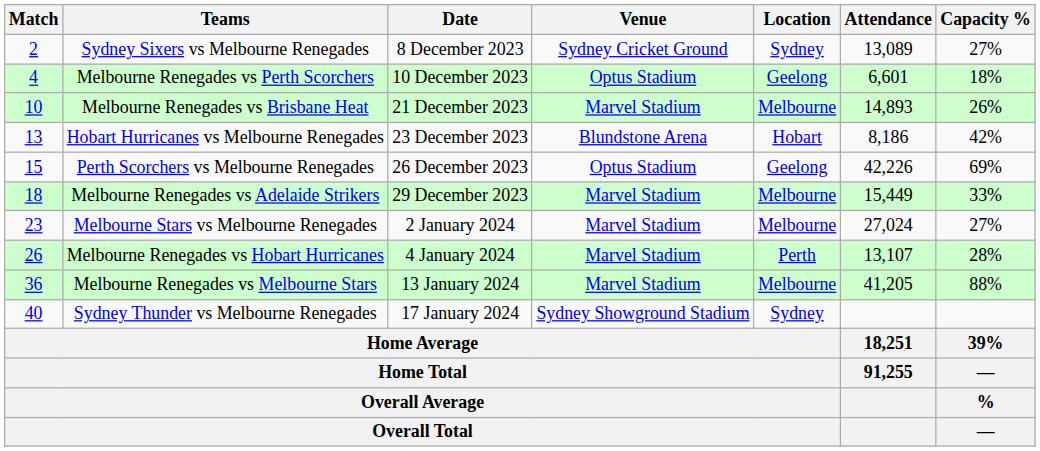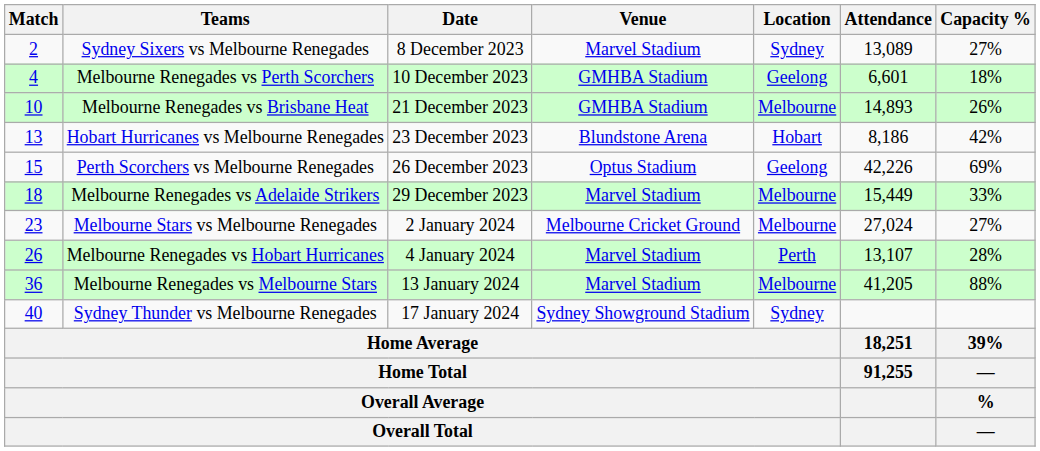(643, 49) Sydney Cricket Ground -> (643, 49) Marvel Stadium
(643, 78) Optus Stadium -> (643, 78) GMHBA Stadium
(643, 107) Marvel Stadium -> (643, 107) GMHBA Stadium
(643, 225) Marvel Stadium -> (643, 225) Melbourne Cricket Ground
